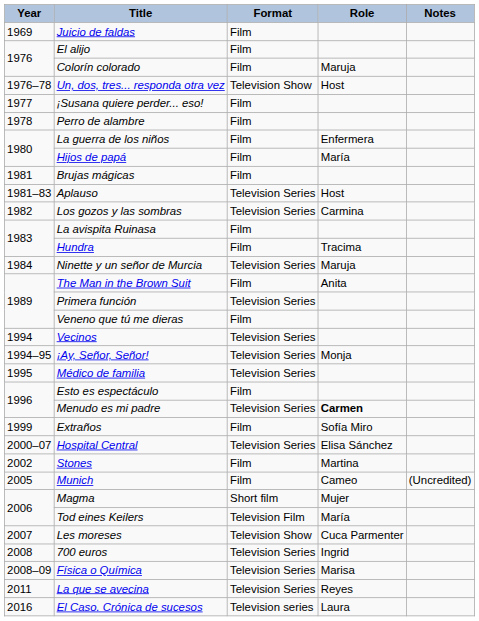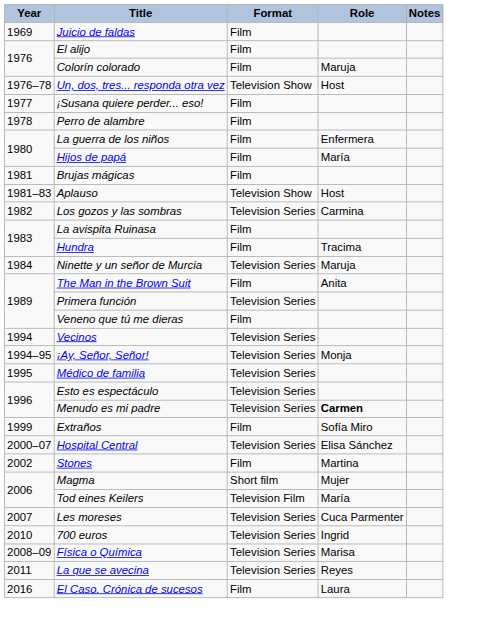(273, 193) Television Series -> (271, 193) Television Show
(241, 391) Film -> (273, 391) Television Series
- row: (75, 481)
(271, 535) Television Show -> (273, 517) Television Series
(20, 553) 2008 -> (20, 535) 2010
(272, 607) Television series -> (241, 589) Film
